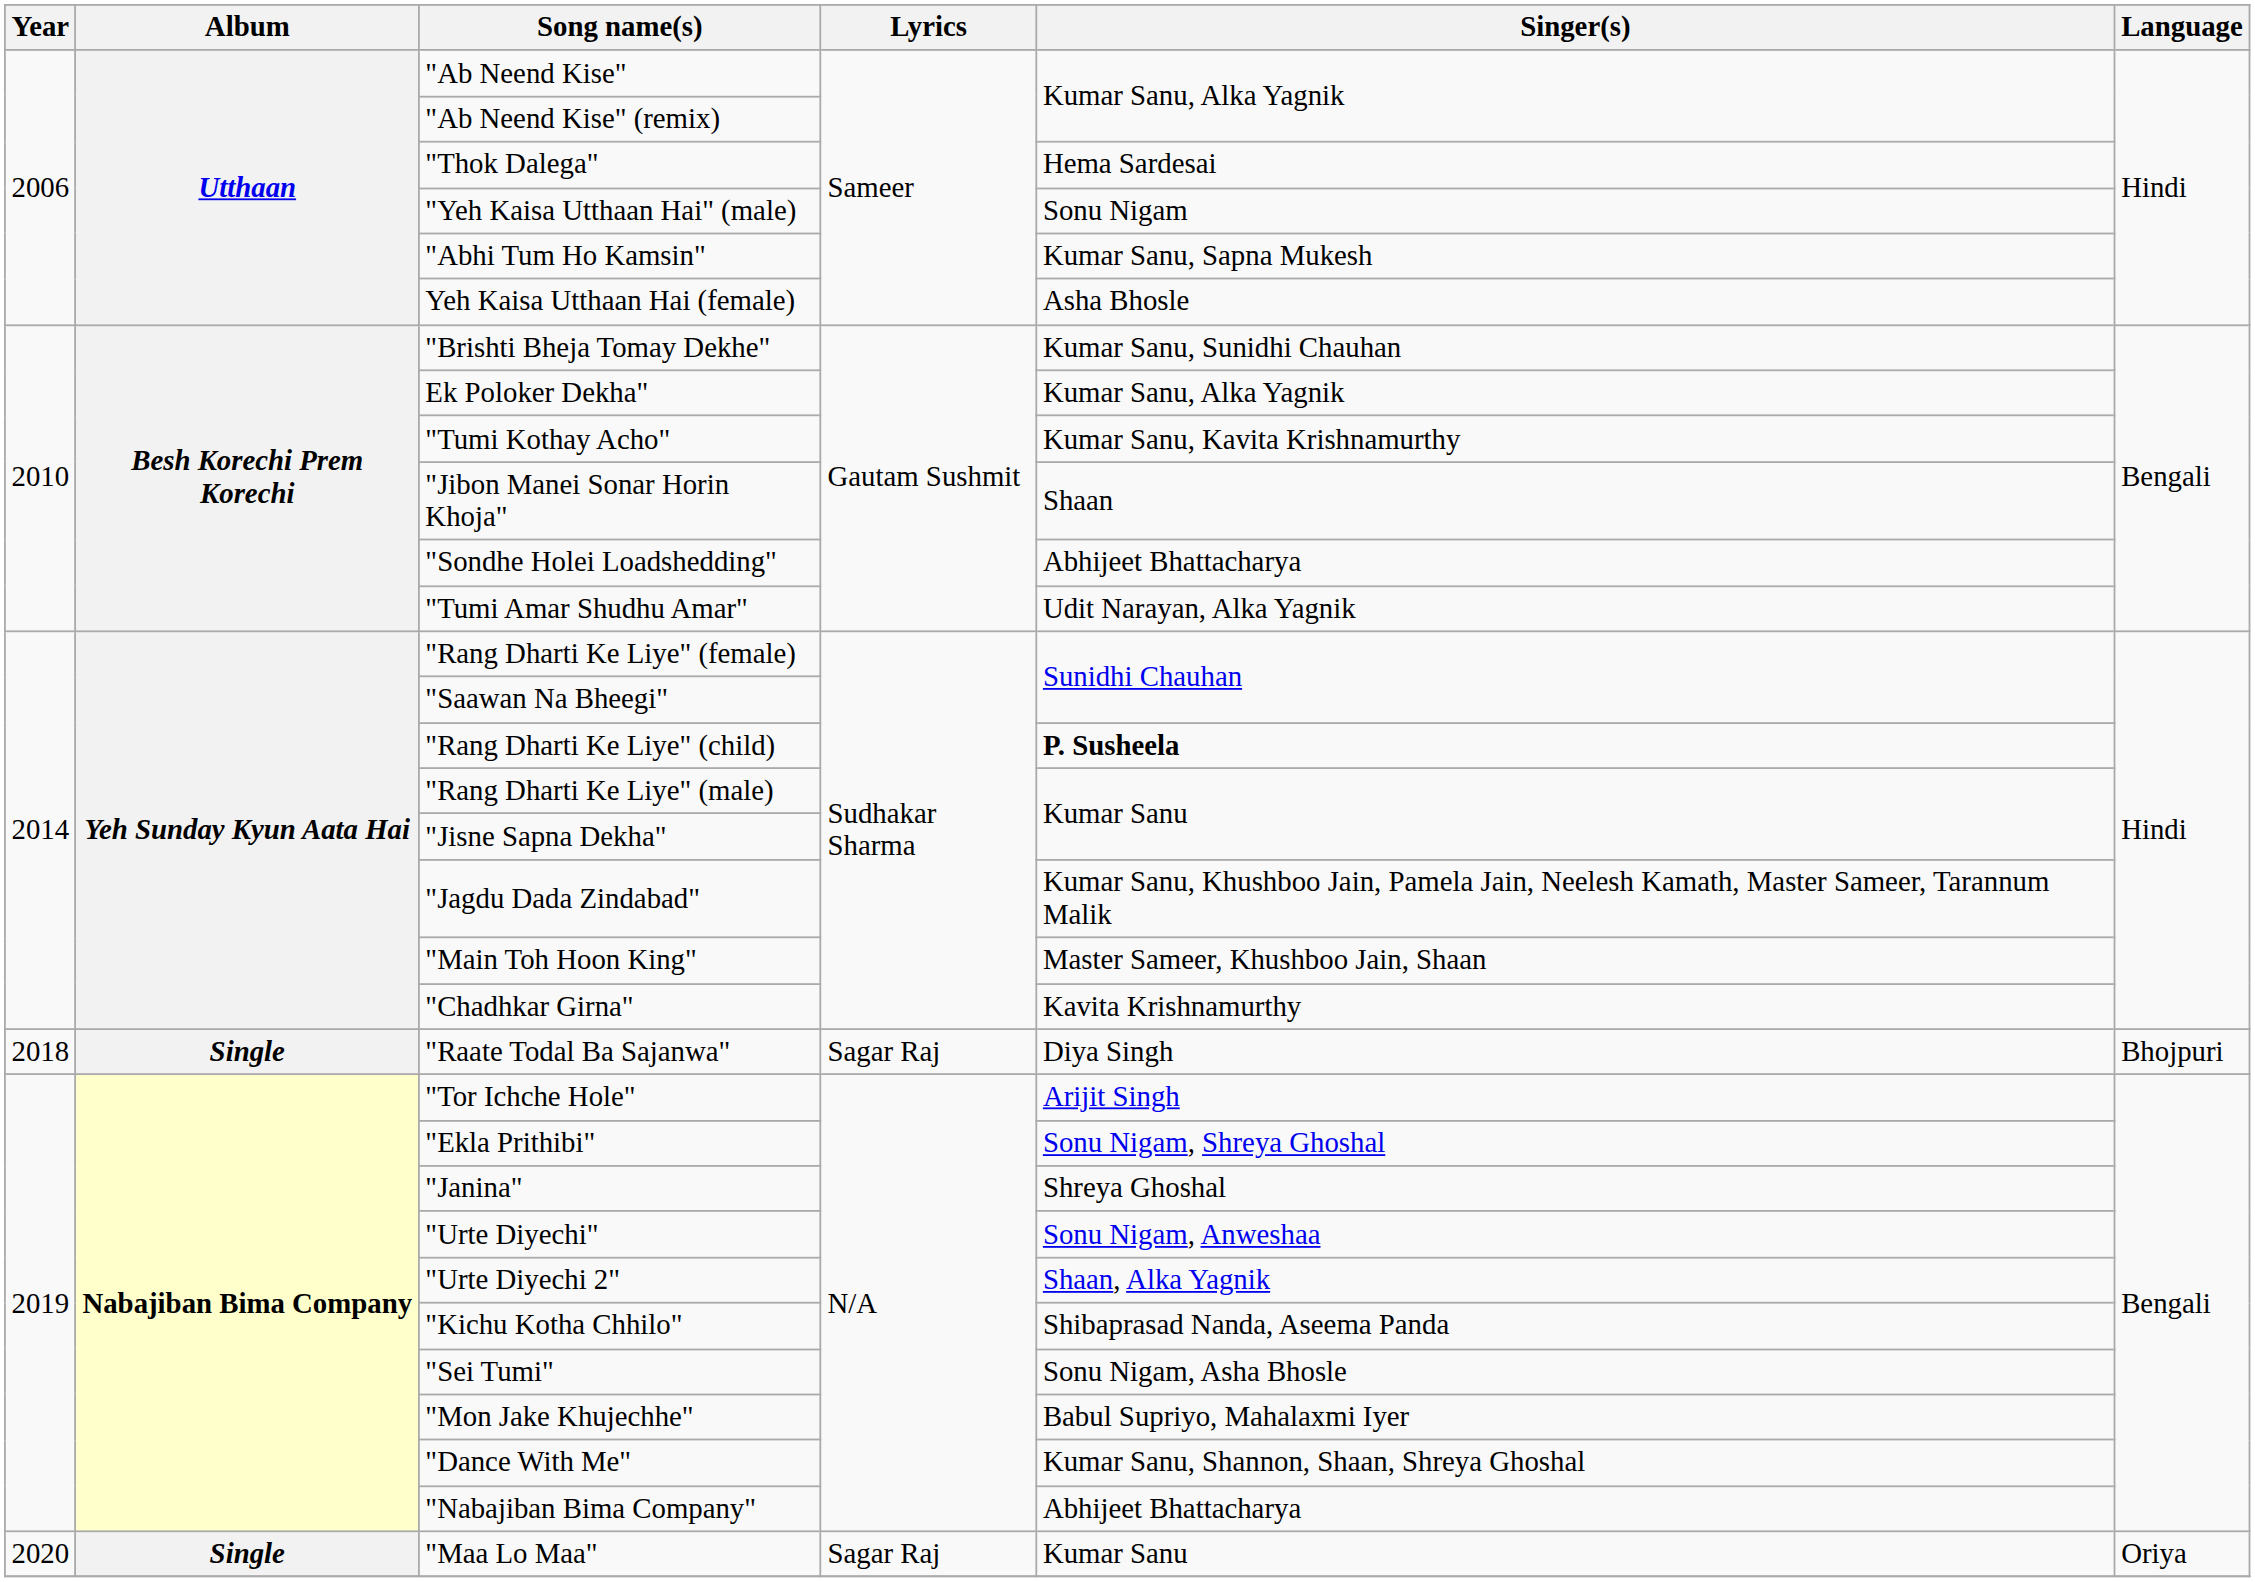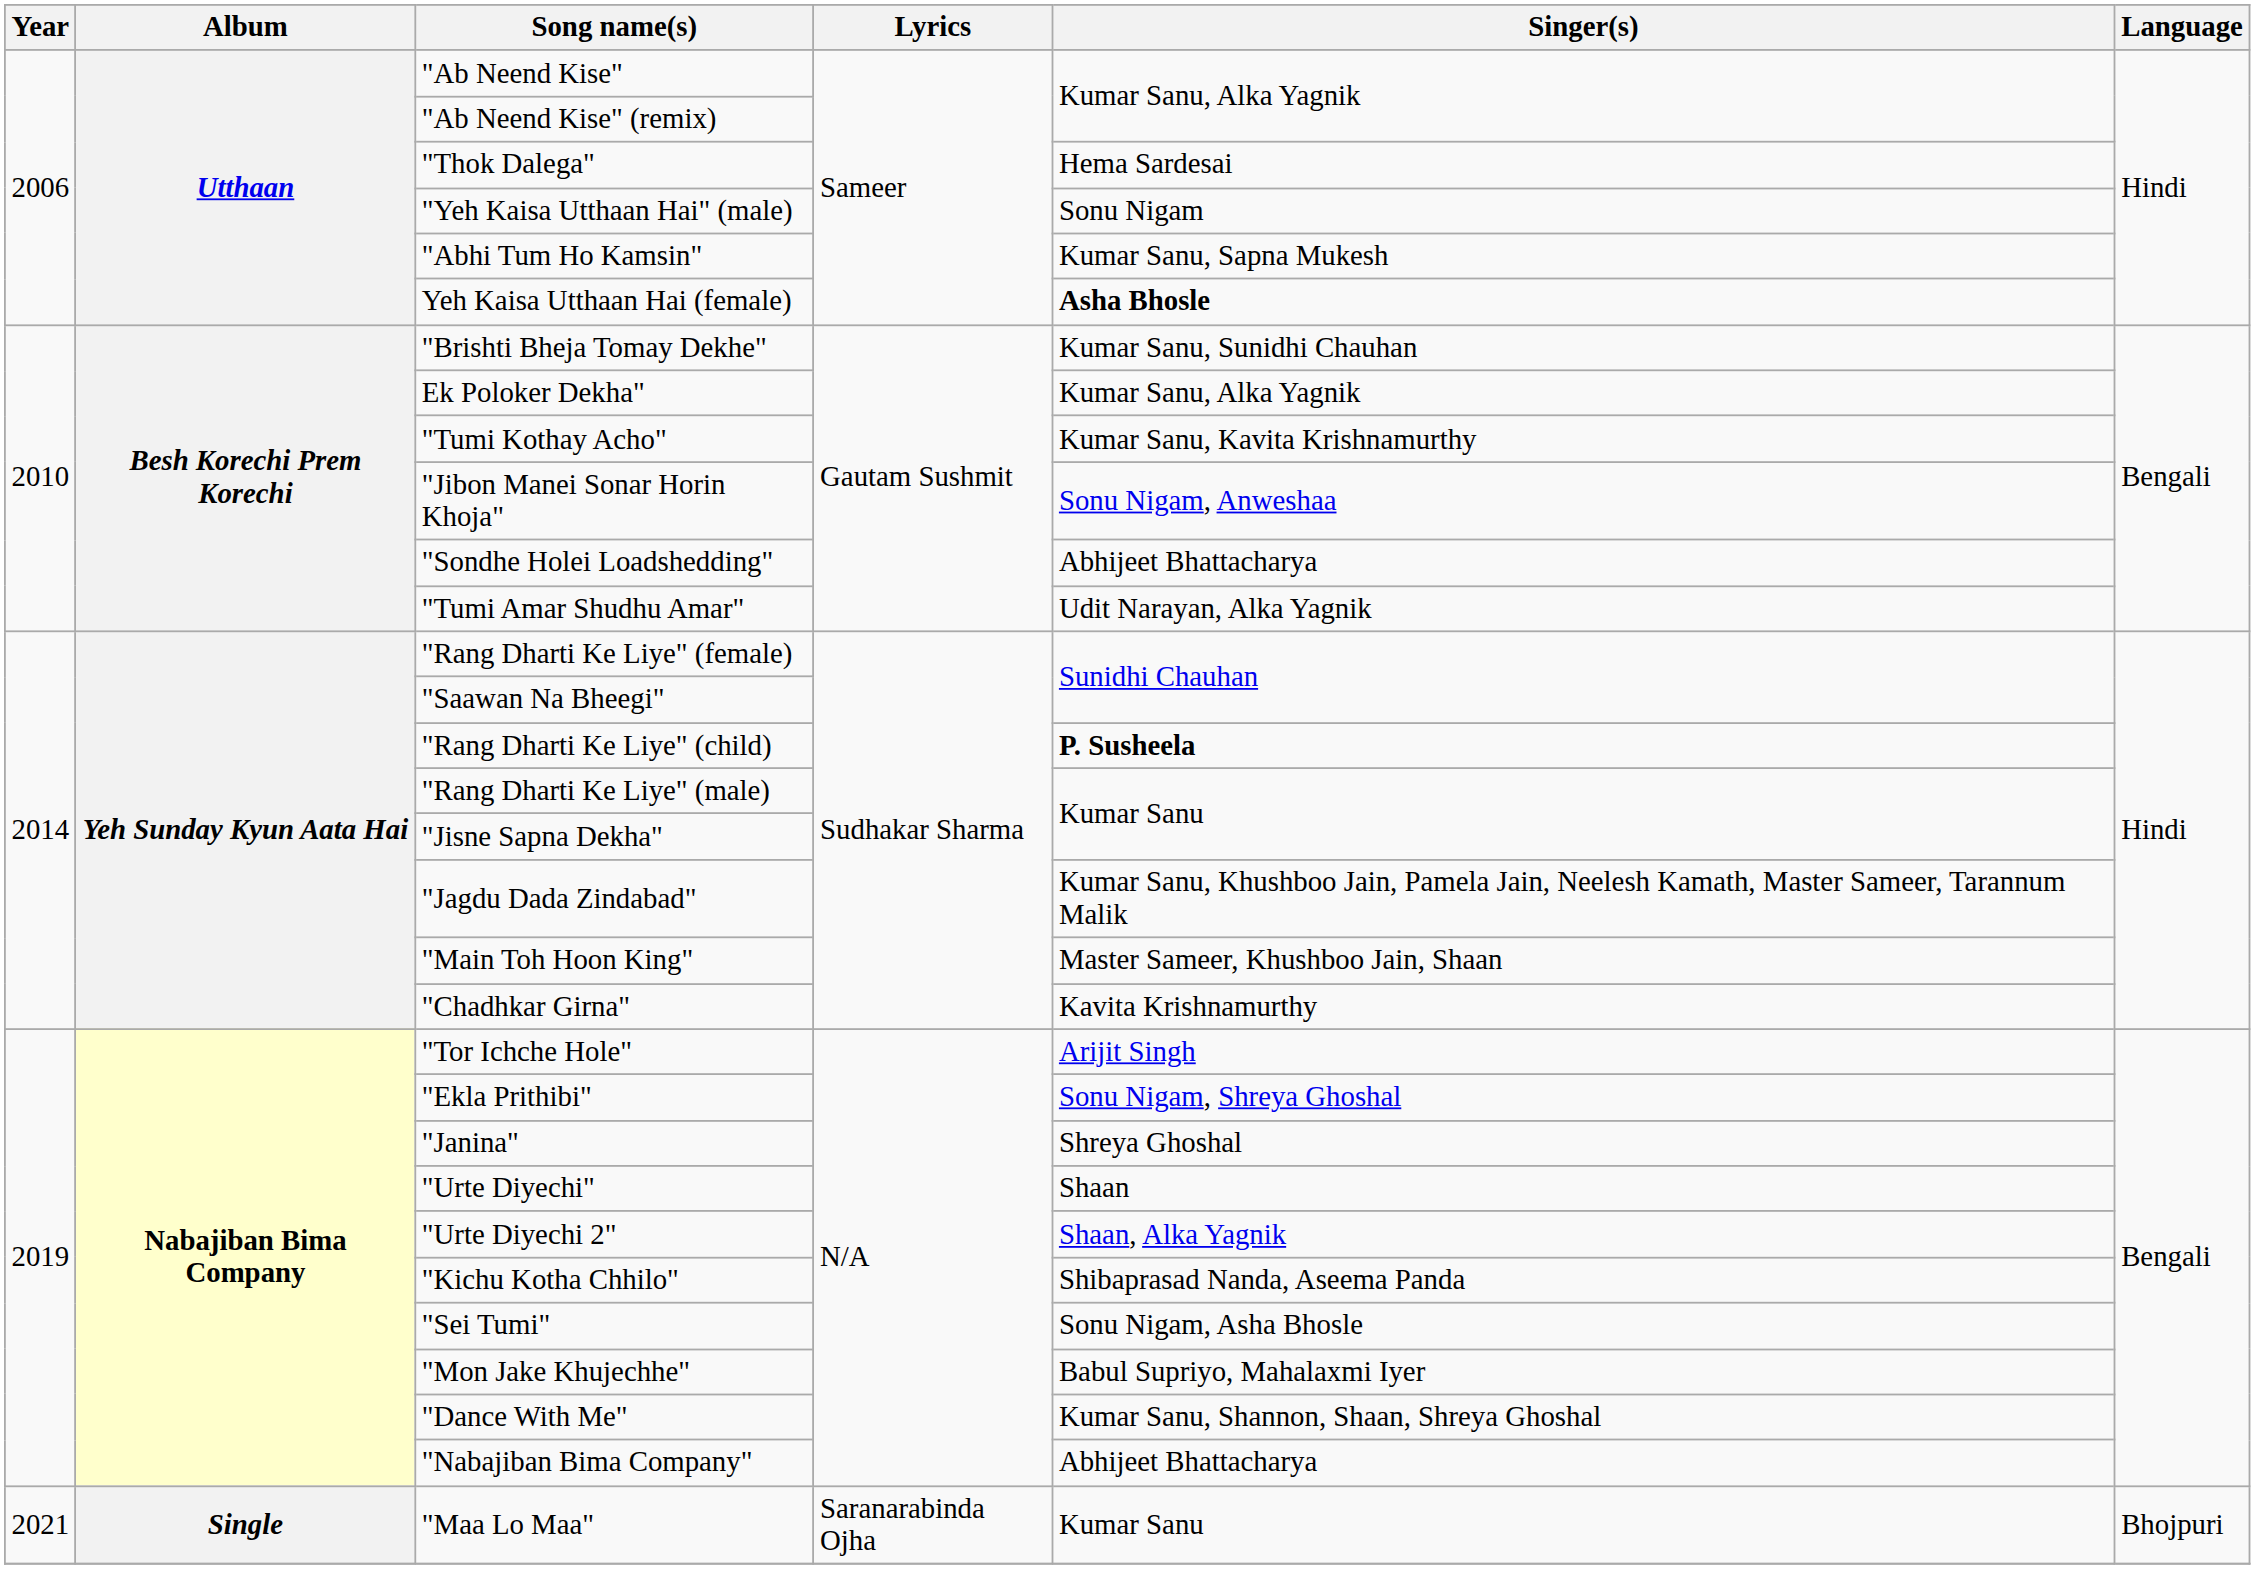(1116, 301) normal -> (1135, 301) bold
(1078, 500) Shaan -> (1198, 500) Sonu Nigam, Anweshaa
- row: (578, 1051)
(1182, 1234) Sonu Nigam, Anweshaa -> (1094, 1188) Shaan
(40, 1553) 2020 -> (40, 1524) 2021
(884, 1553) Sagar Raj -> (902, 1524) Saranarabinda Ojha
(2154, 1553) Oriya -> (2172, 1524) Bhojpuri
